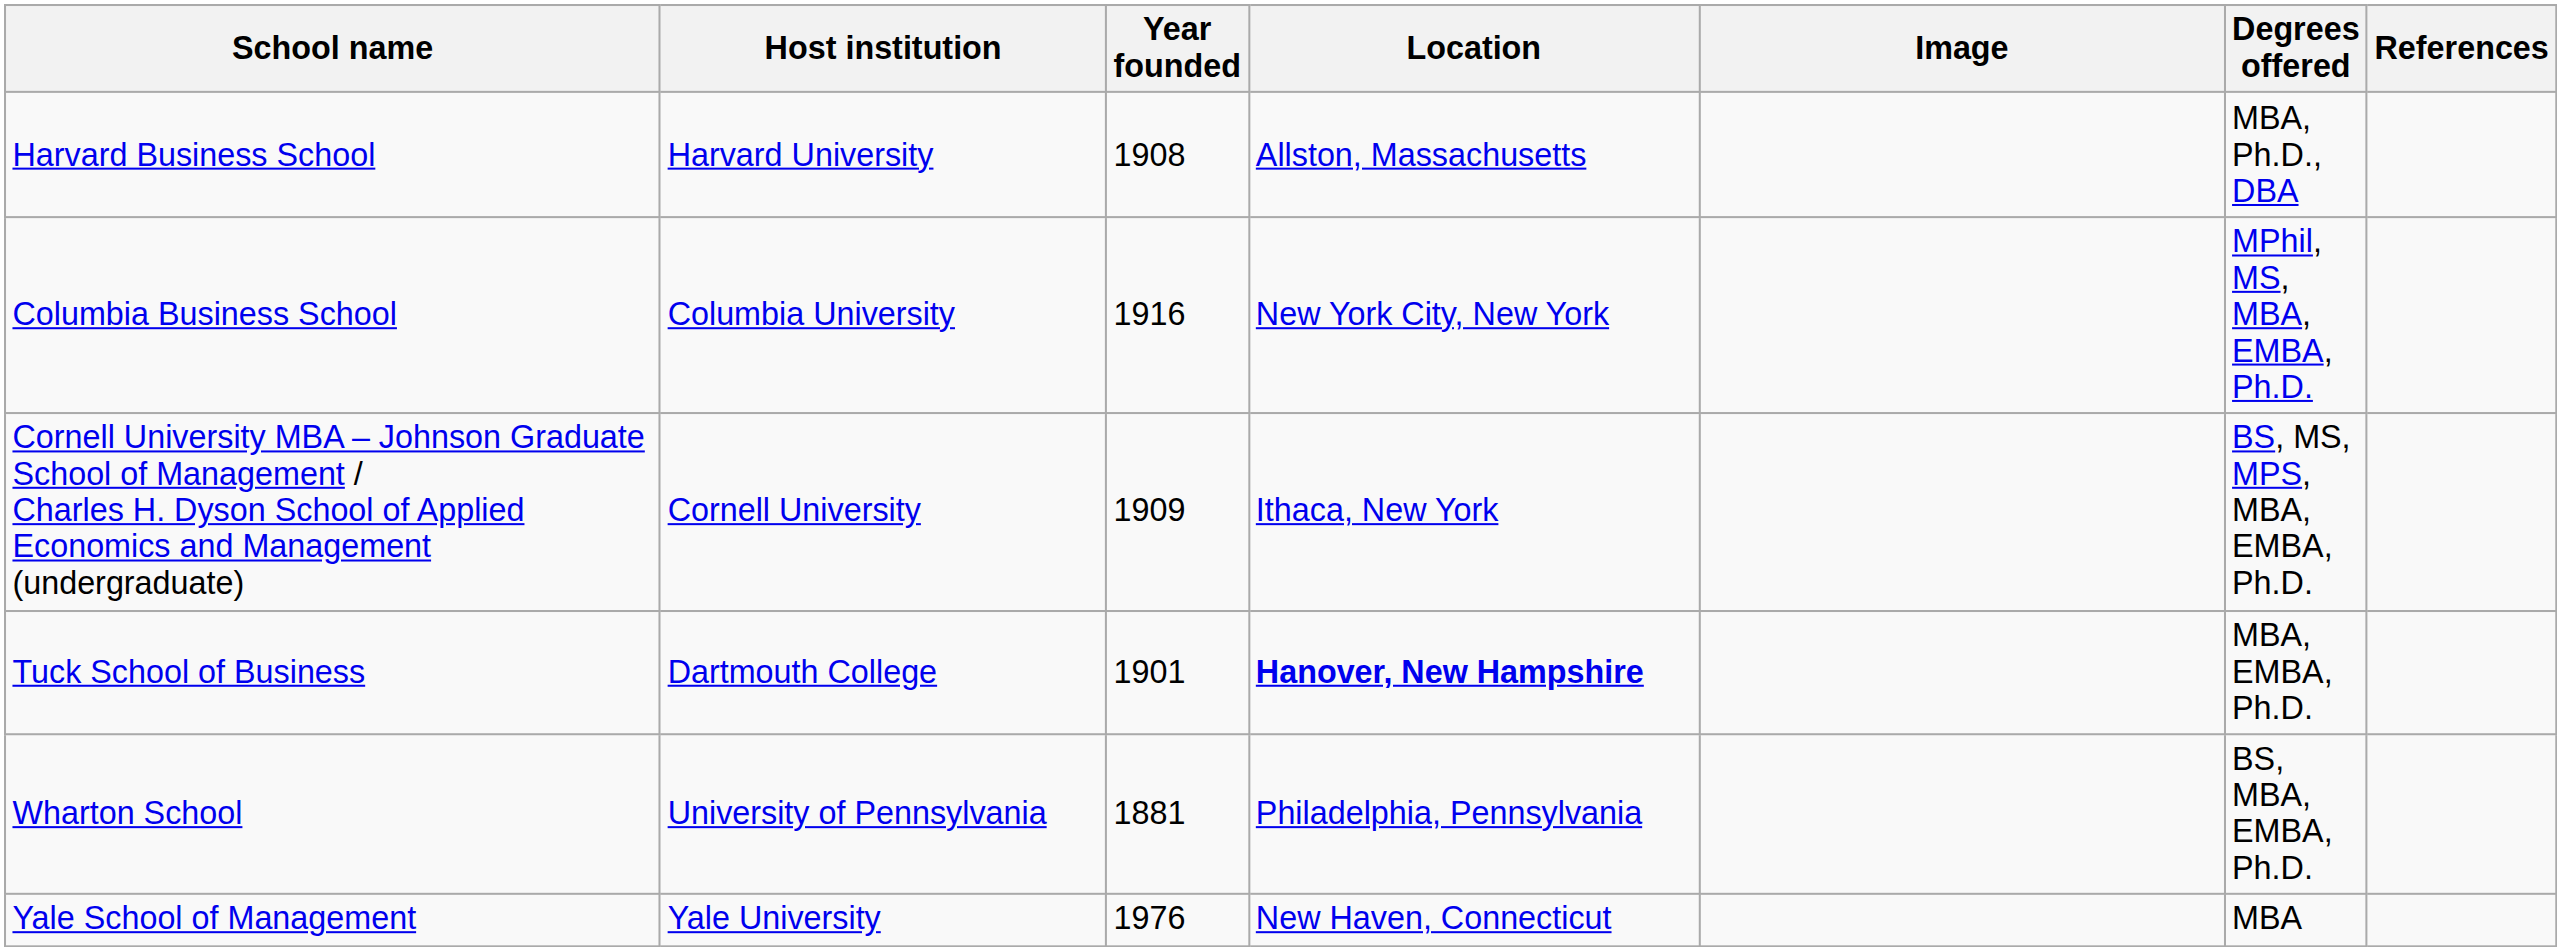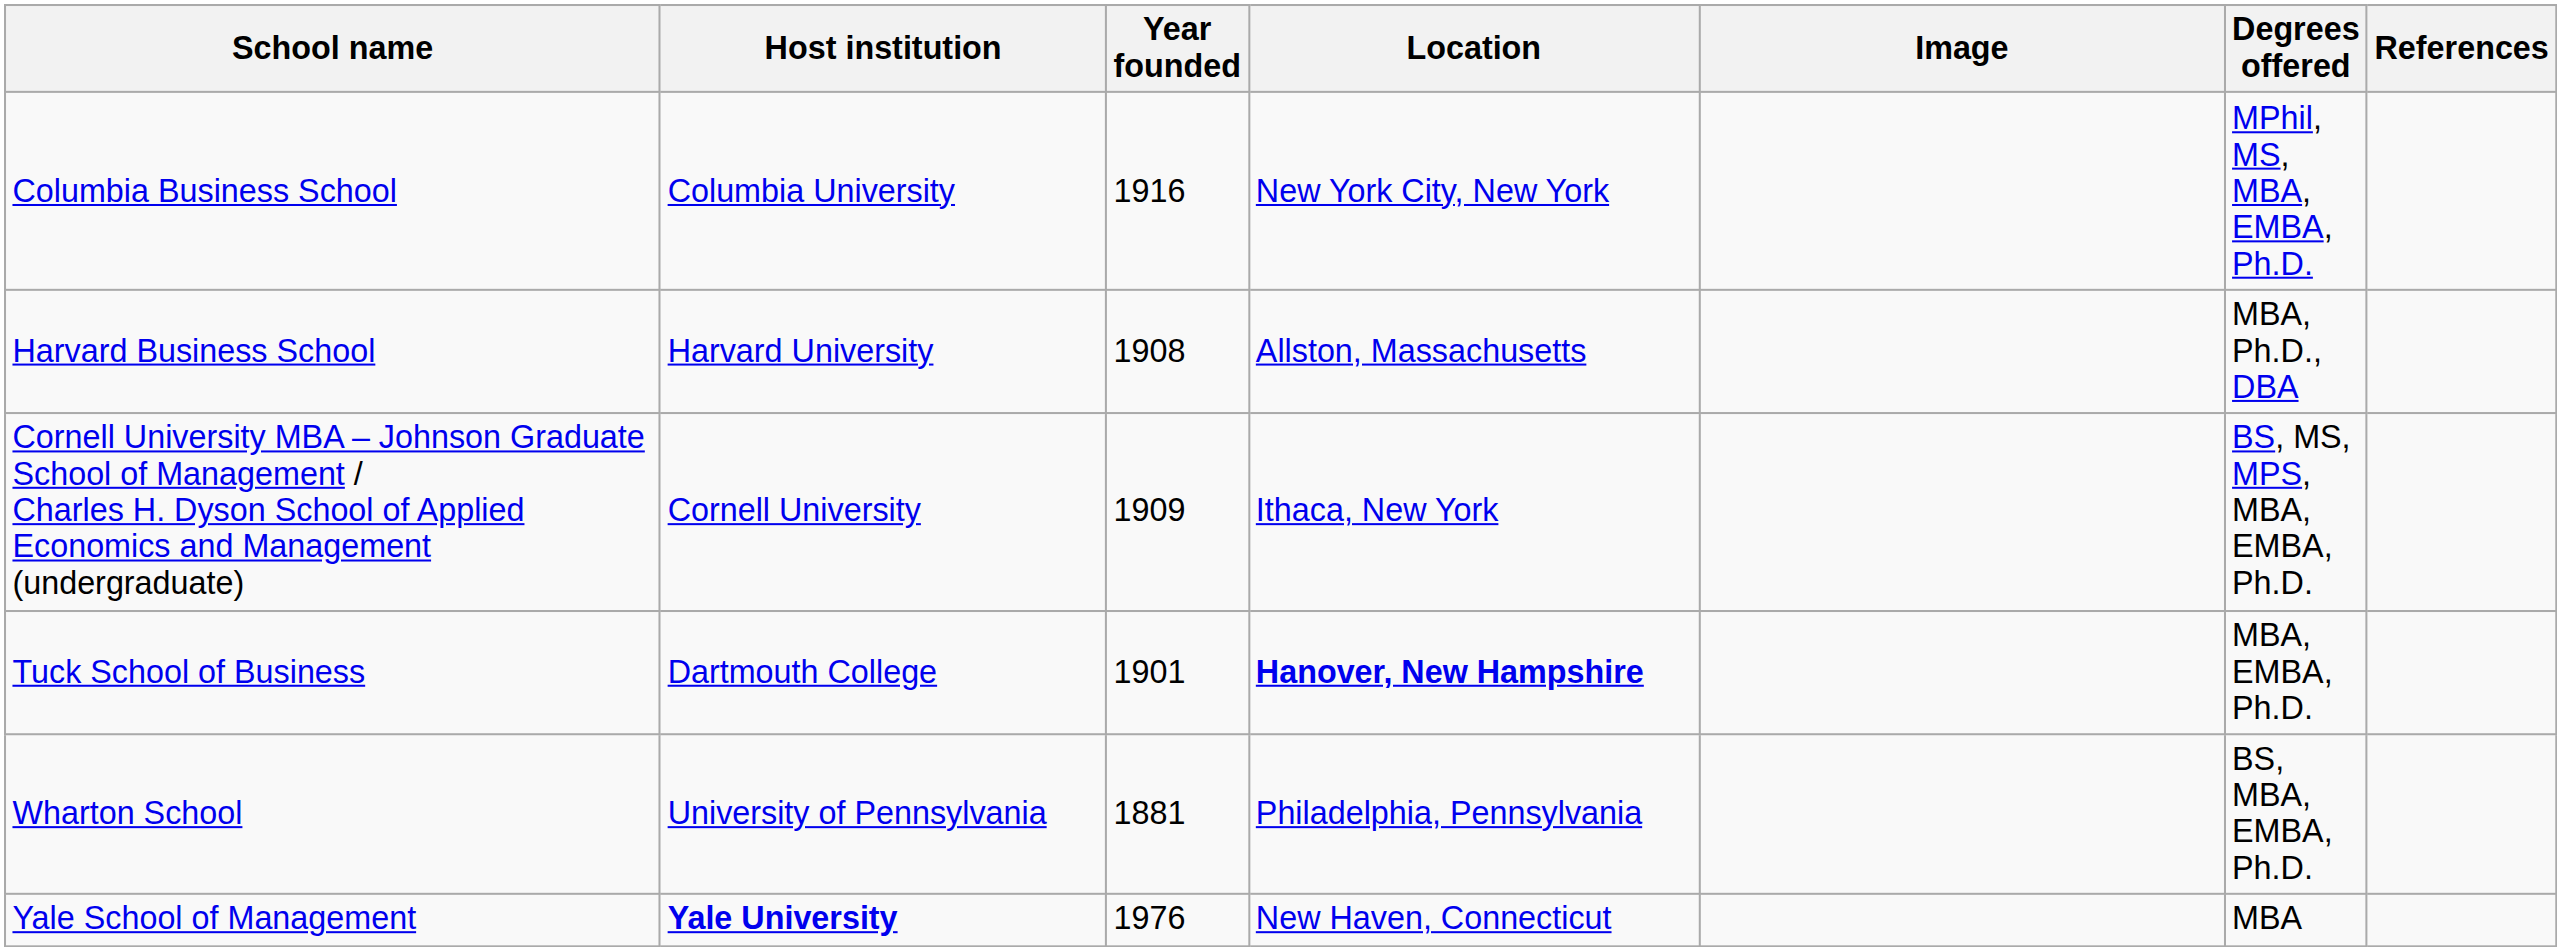rows swapped: (205, 314) <-> (194, 154)
(774, 919) normal -> (783, 919) bold
